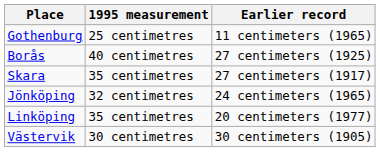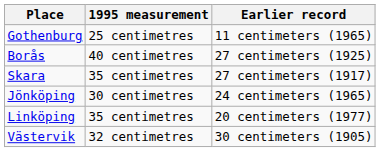(141, 96) 32 centimetres -> (141, 96) 30 centimetres
(141, 137) 30 centimetres -> (141, 137) 32 centimetres
